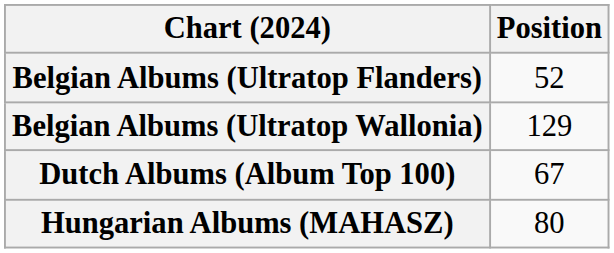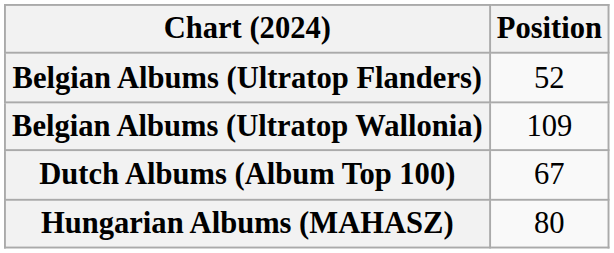(549, 125) 129 -> (549, 125) 109
